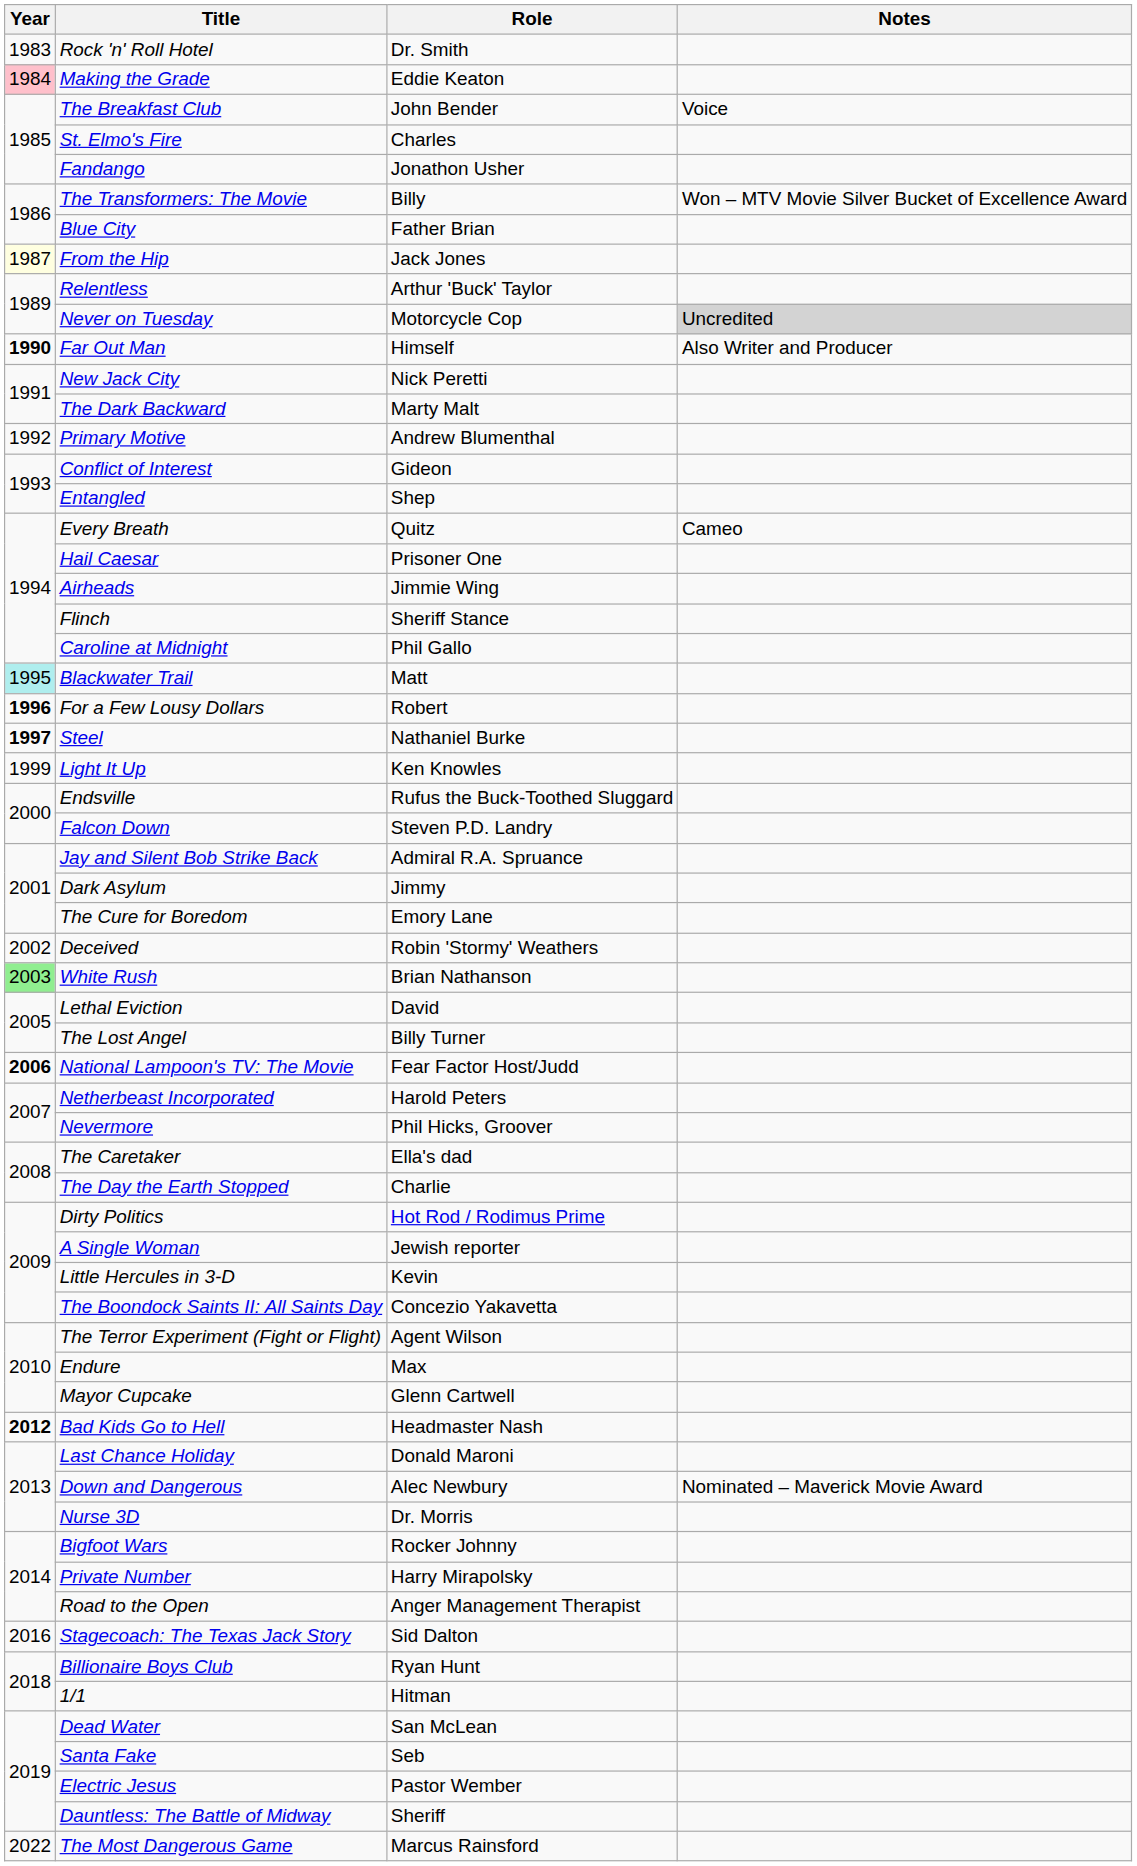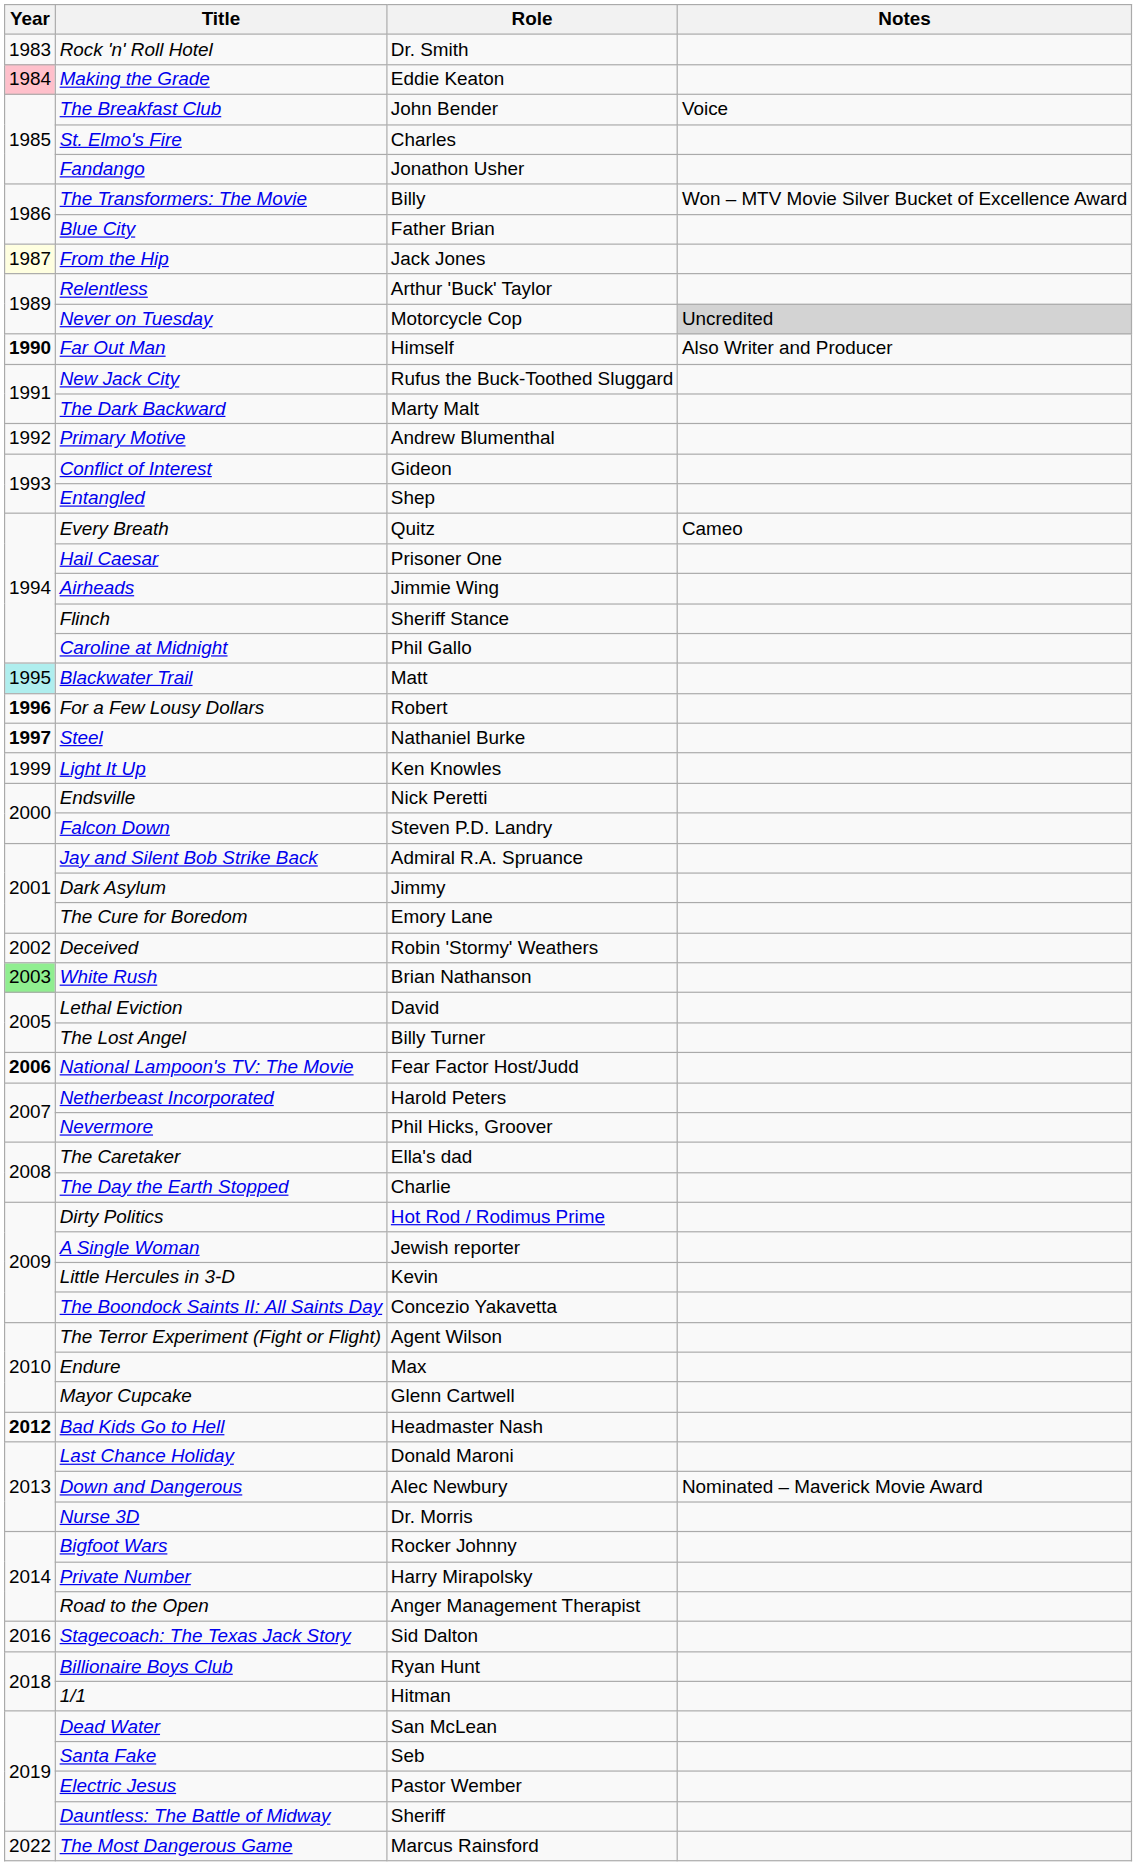(439, 378) Nick Peretti -> (532, 378) Rufus the Buck-Toothed Sluggard
(532, 797) Rufus the Buck-Toothed Sluggard -> (439, 797) Nick Peretti
